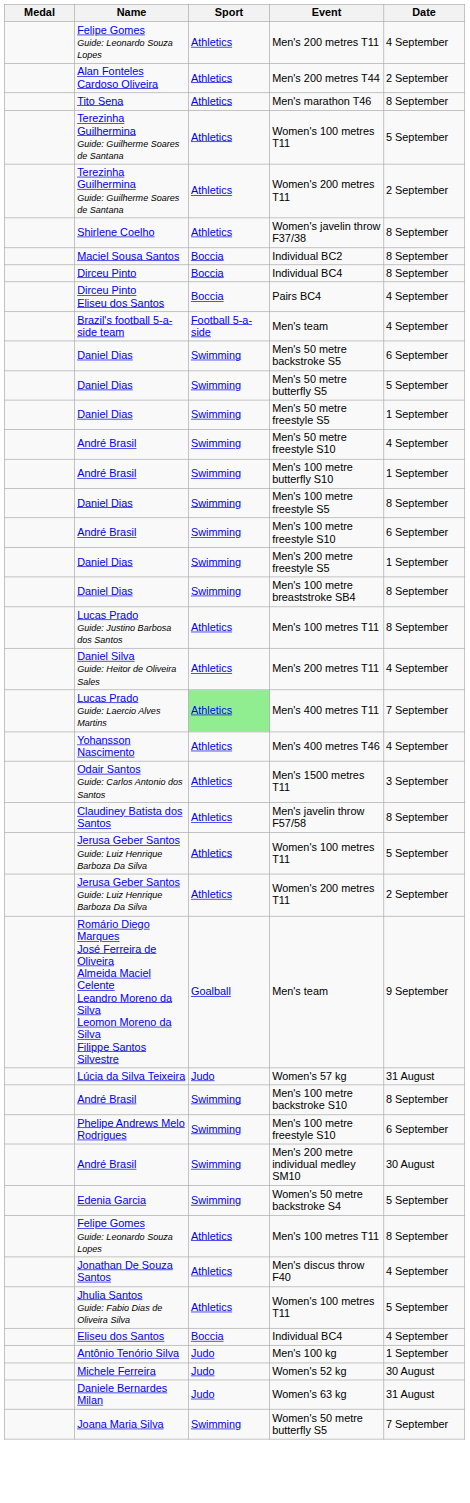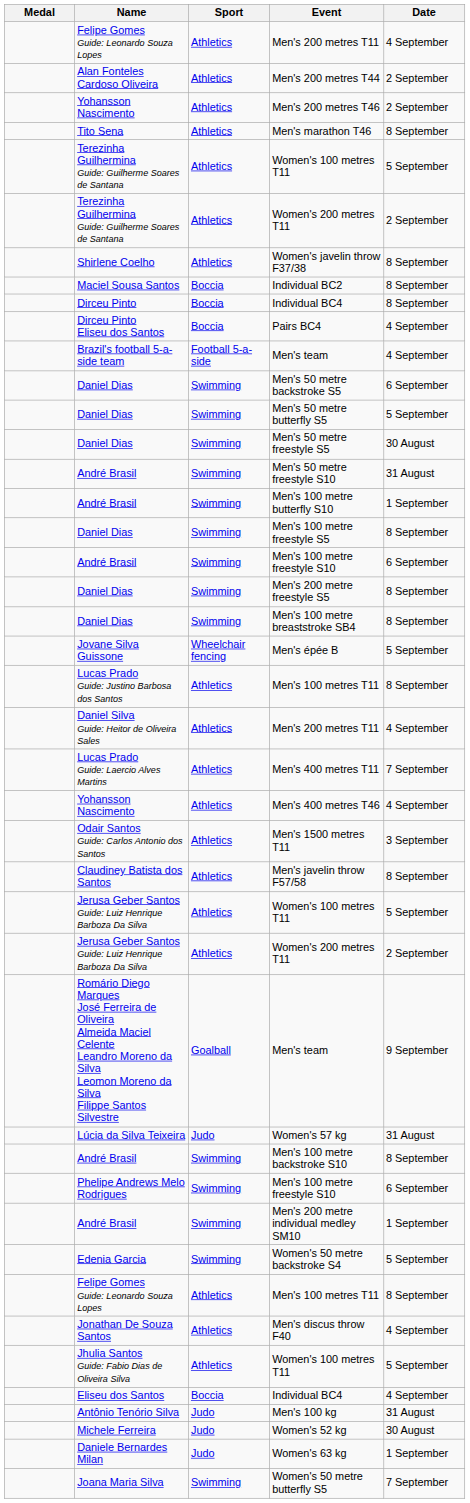+ row: (106, 107)
(417, 414) 1 September -> (410, 444) 30 August
(417, 444) 4 September -> (410, 473) 31 August
(417, 562) 1 September -> (417, 591) 8 September
+ row: (108, 650)
(212, 710) lightgreen background -> (212, 769) no background
(410, 1165) 30 August -> (417, 1224) 1 September
(417, 1354) 1 September -> (410, 1413) 31 August
(410, 1394) 31 August -> (417, 1453) 1 September
